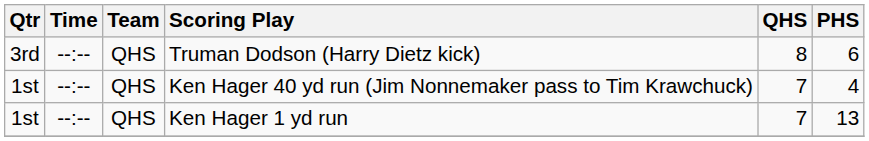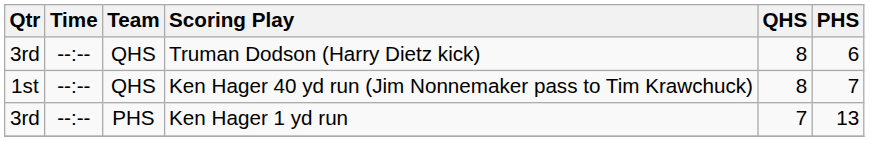(801, 86) 7 -> (801, 86) 8
(853, 86) 4 -> (853, 86) 7
(25, 119) 1st -> (25, 119) 3rd
(133, 119) QHS -> (133, 119) PHS
